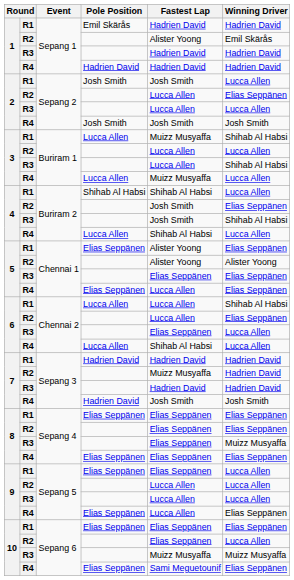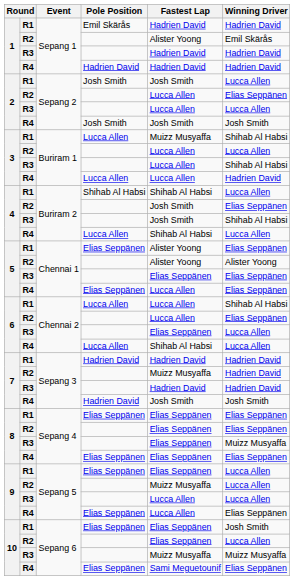(180, 178) Muizz Musyaffa -> (172, 178) Lucca Allen
(248, 178) Lucca Allen -> (253, 178) Hadrien David
(172, 485) Lucca Allen -> (180, 485) Muizz Musyaffa
(256, 526) Elias Seppänen -> (247, 526) Josh Smith
